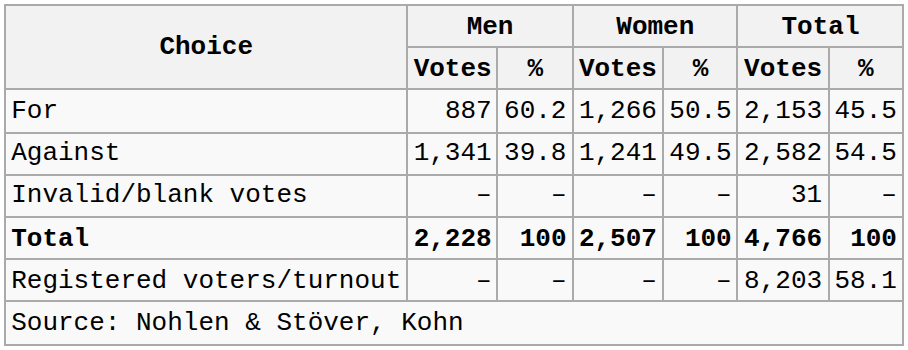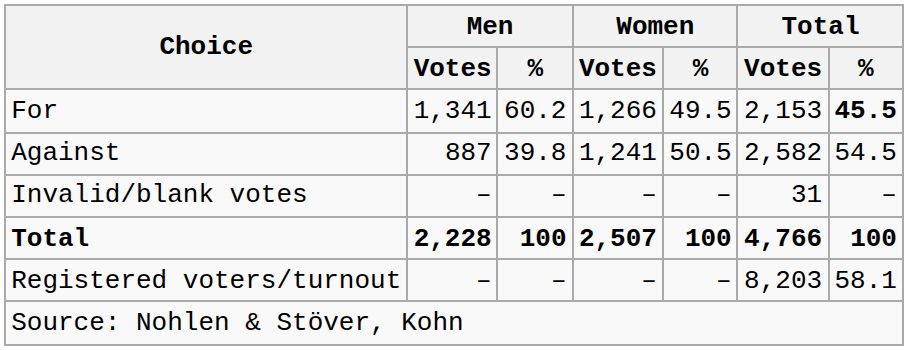(468, 111) 887 -> (453, 111) 1,341
(700, 111) 50.5 -> (700, 111) 49.5
(866, 111) normal -> (866, 111) bold
(453, 153) 1,341 -> (468, 153) 887
(700, 153) 49.5 -> (700, 153) 50.5
